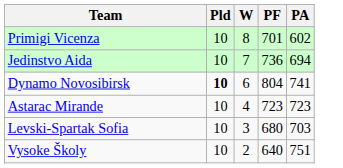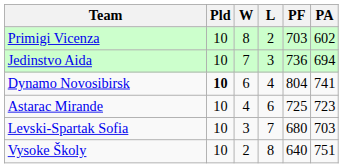+ column: (270, 15)
(272, 38) 701 -> (297, 38) 703
(272, 106) 723 -> (297, 106) 725
